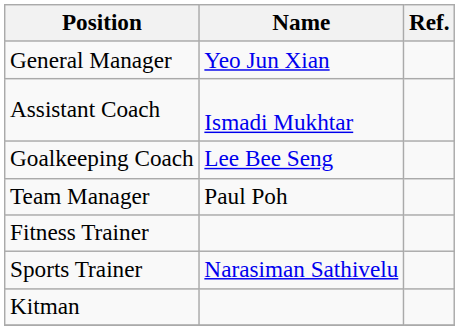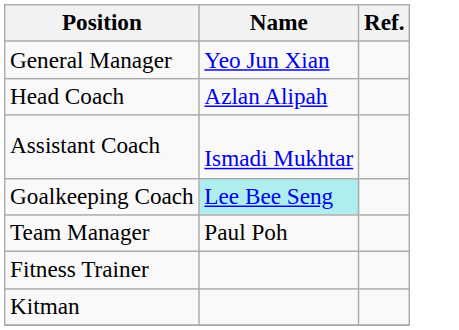+ row: (67, 96)
(269, 159) no background -> (269, 196) paleturquoise background
- row: (76, 269)
